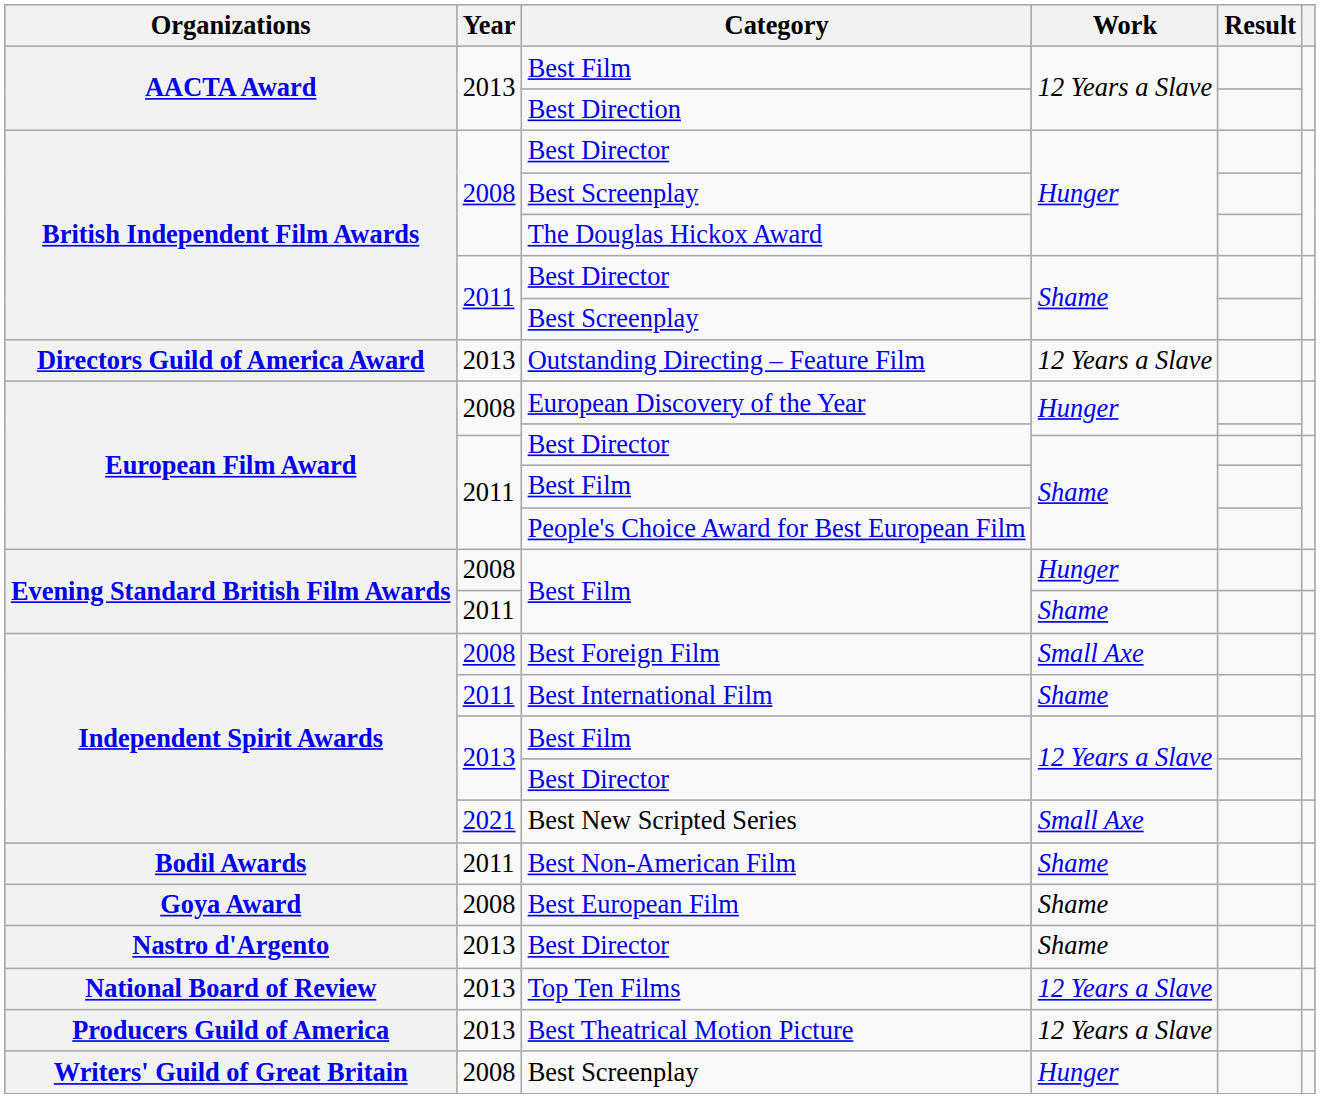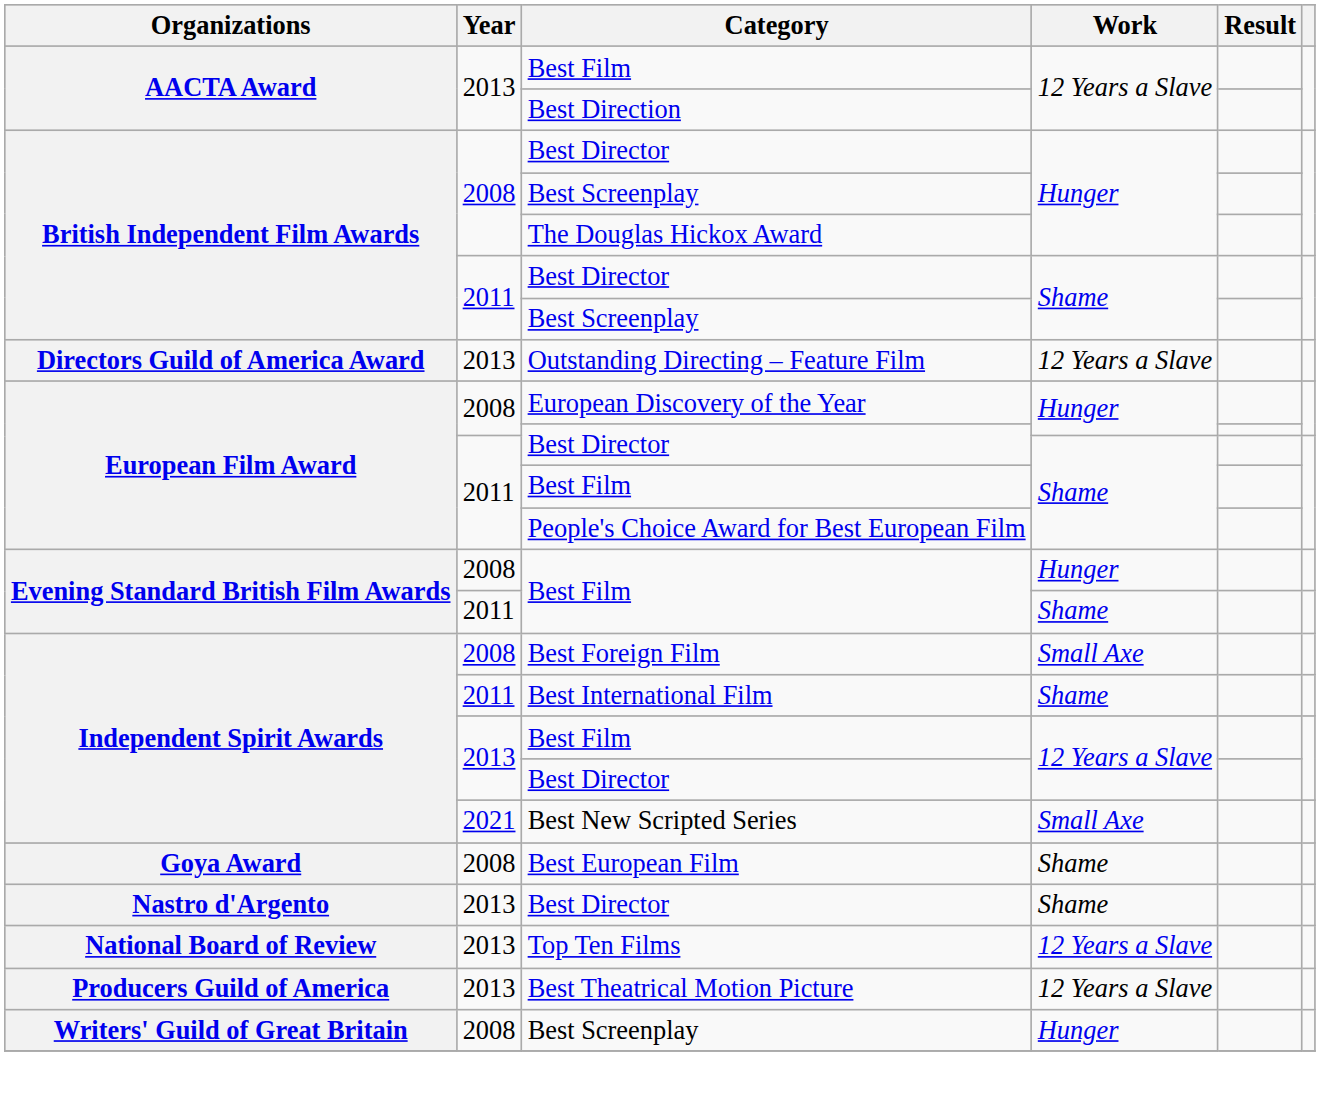- row: (231, 862)
